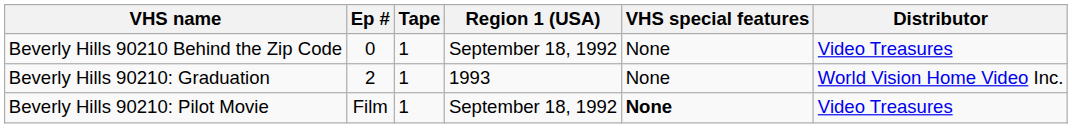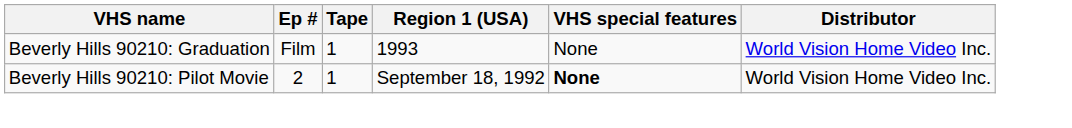- row: (175, 48)
(370, 78) 2 -> (298, 48) Film
(370, 107) Film -> (298, 78) 2
(885, 107) Video Treasures -> (868, 78) World Vision Home Video Inc.
